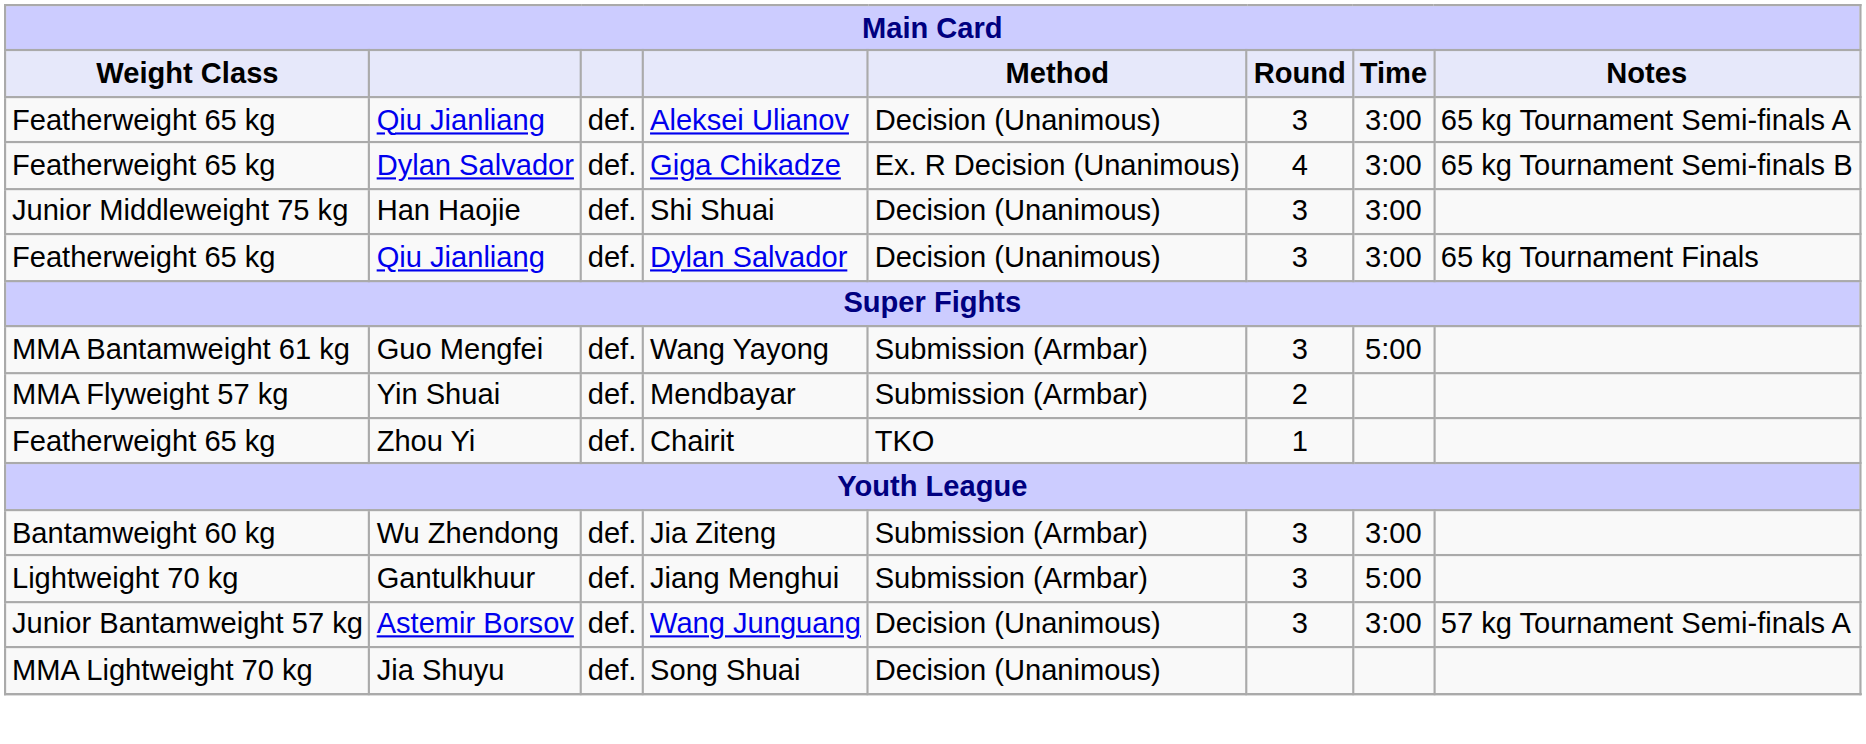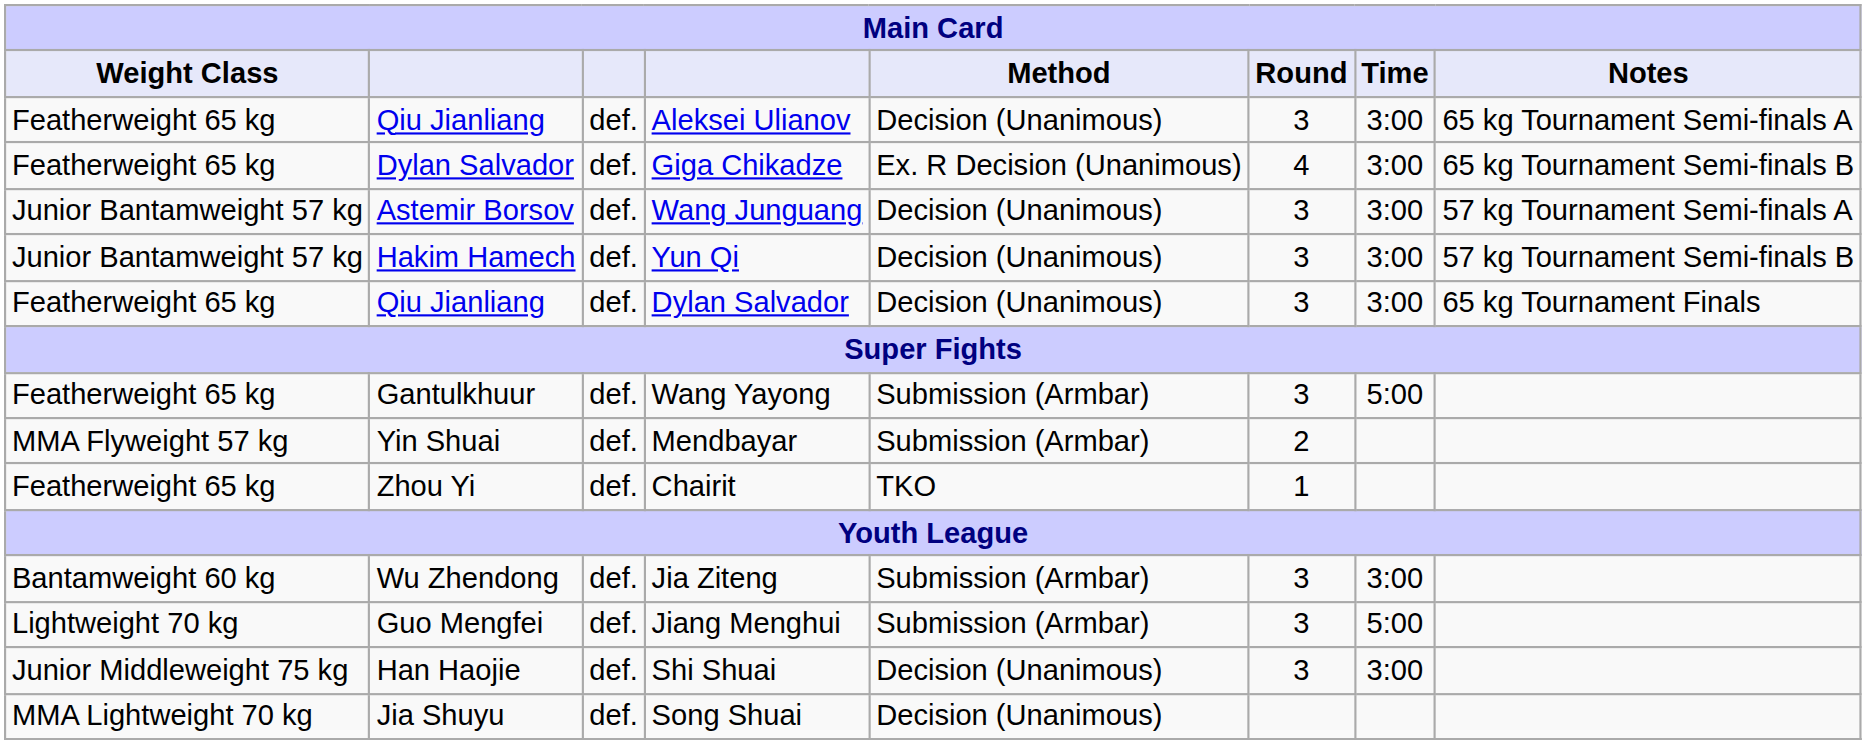rows swapped: (755, 624) <-> (712, 211)
+ row: (695, 257)
(181, 349) MMA Bantamweight 61 kg -> (144, 395) Featherweight 65 kg
(460, 349) Guo Mengfei -> (456, 395) Gantulkhuur
(456, 578) Gantulkhuur -> (460, 624) Guo Mengfei
